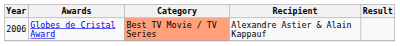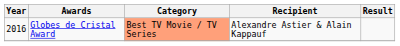(16, 29) 2006 -> (16, 29) 2016
